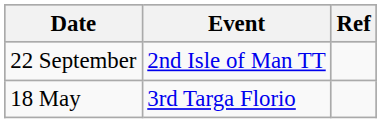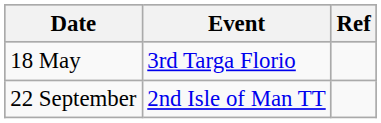rows swapped: (45, 98) <-> (73, 60)
